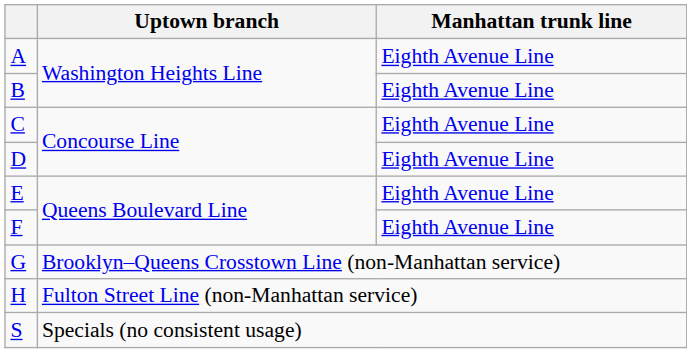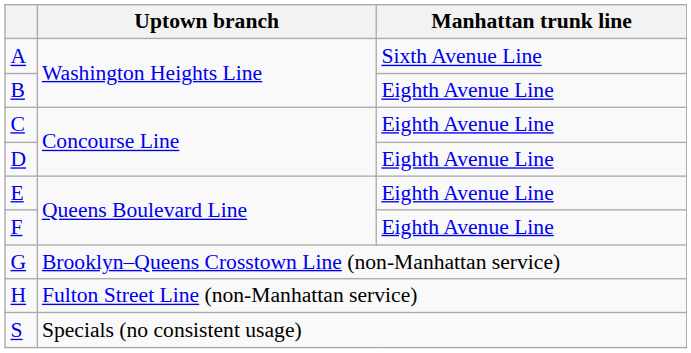(468, 55) Eighth Avenue Line -> (462, 55) Sixth Avenue Line
